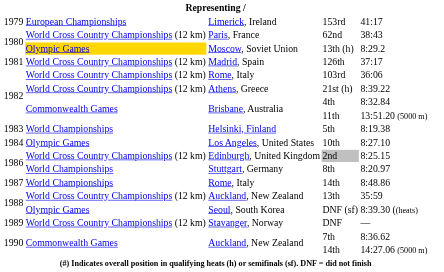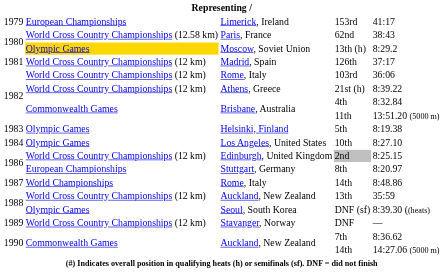(116, 35) World Cross Country Championships (12 km) -> (122, 35) World Cross Country Championships (12.58 km)
(69, 129) World Championships -> (58, 129) Olympic Games
(69, 169) World Championships -> (76, 169) European Championships
